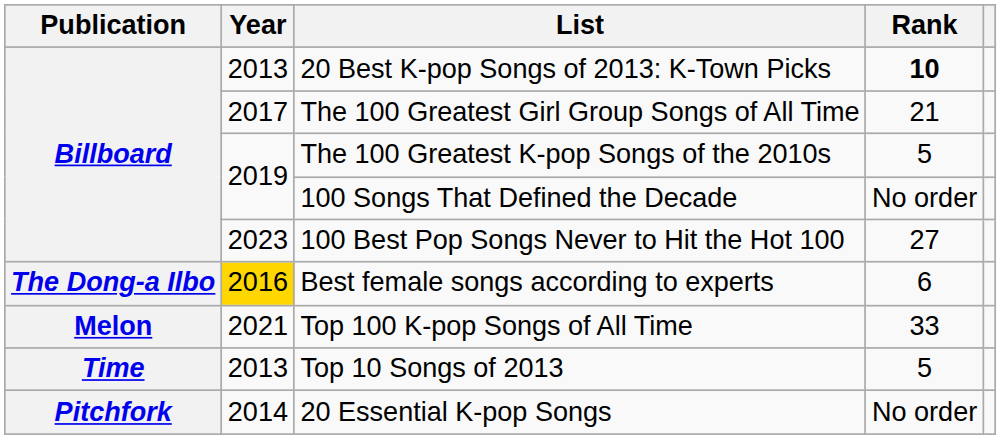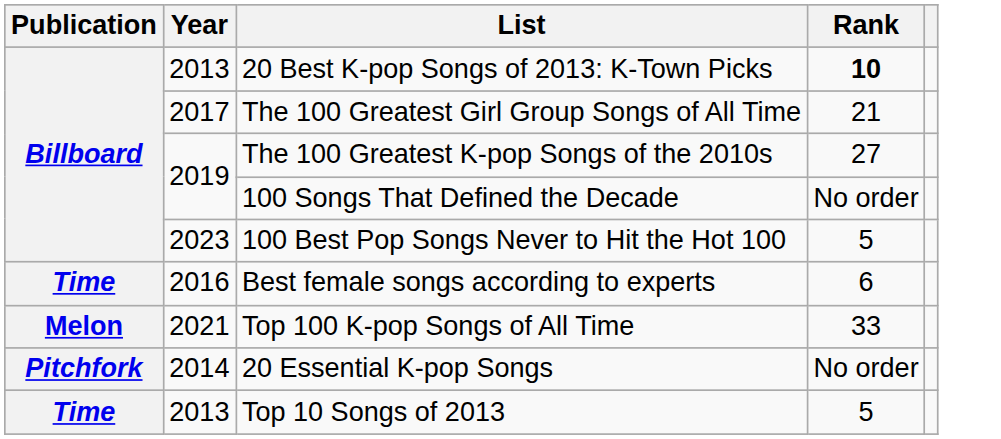(925, 154) 5 -> (866, 154) 27
(925, 240) 27 -> (866, 240) 5
(113, 283) The Dong-a Ilbo -> (84, 283) Time
(258, 283) gold background -> (199, 283) no background
rows swapped: (456, 411) <-> (432, 369)
